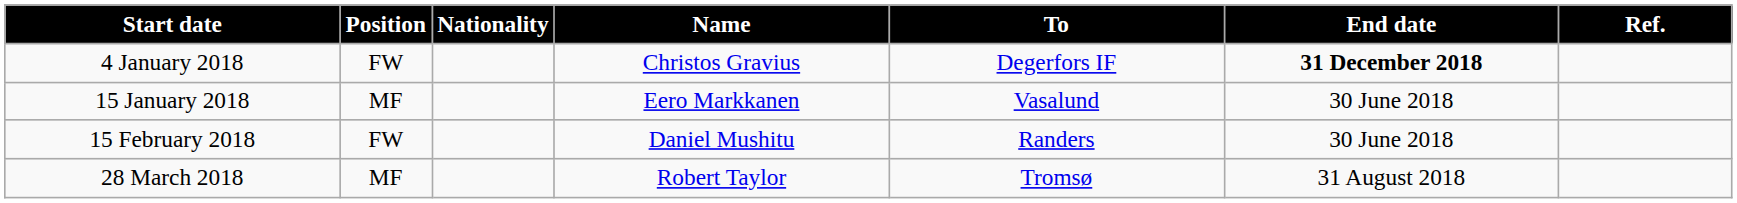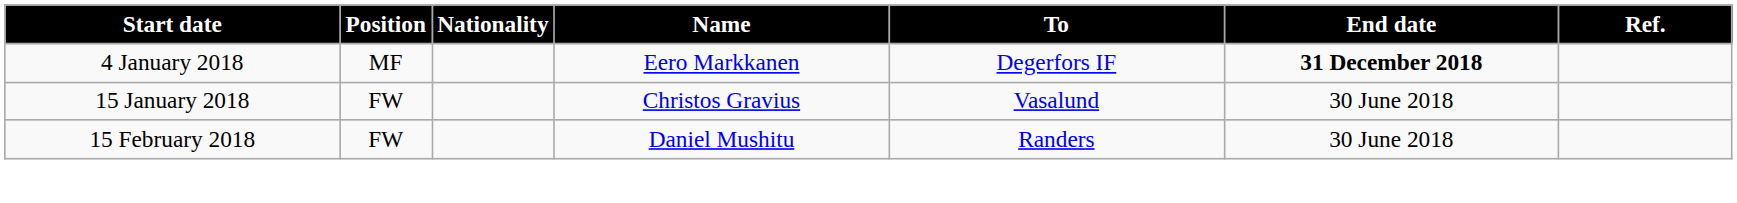(386, 62) FW -> (386, 62) MF
(721, 62) Christos Gravius -> (721, 62) Eero Markkanen
(386, 101) MF -> (386, 101) FW
(721, 101) Eero Markkanen -> (721, 101) Christos Gravius
- row: (172, 178)
